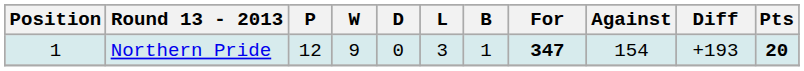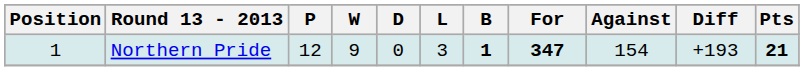(486, 50) normal -> (486, 50) bold
(777, 50) 20 -> (777, 50) 21
